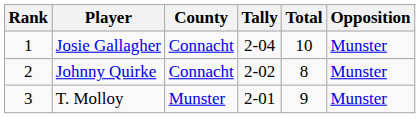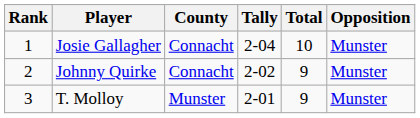(304, 71) 8 -> (304, 71) 9
